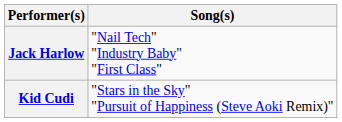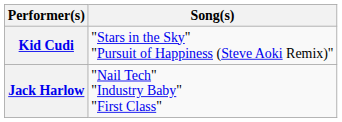rows swapped: (46, 53) <-> (46, 98)
